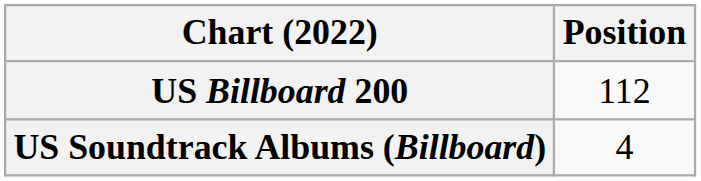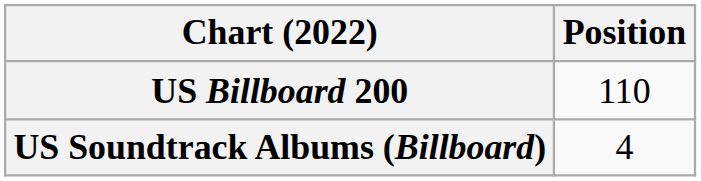(624, 89) 112 -> (624, 89) 110
